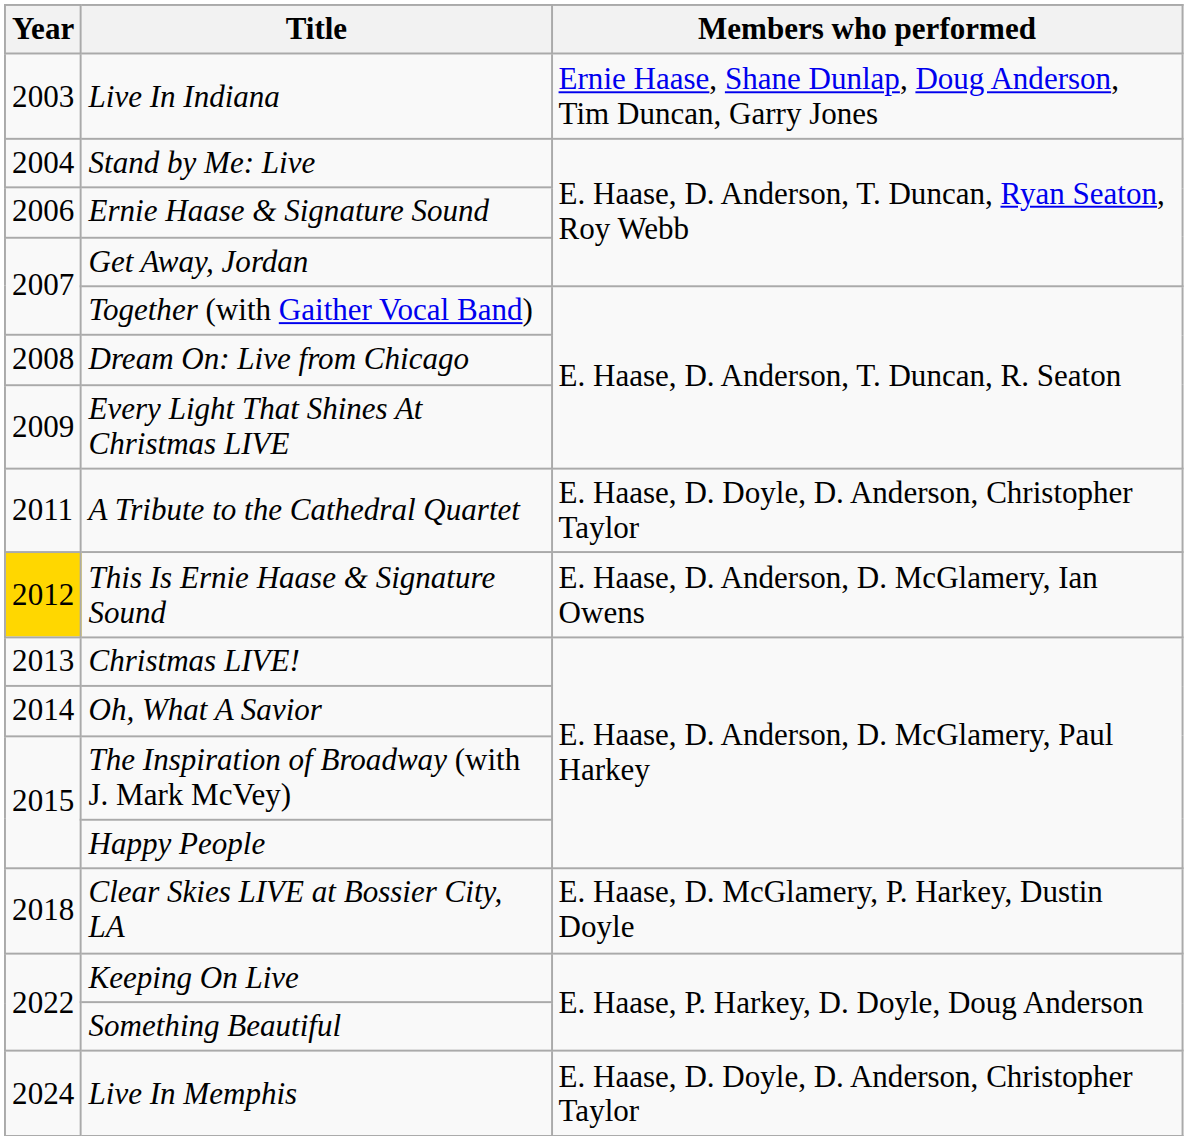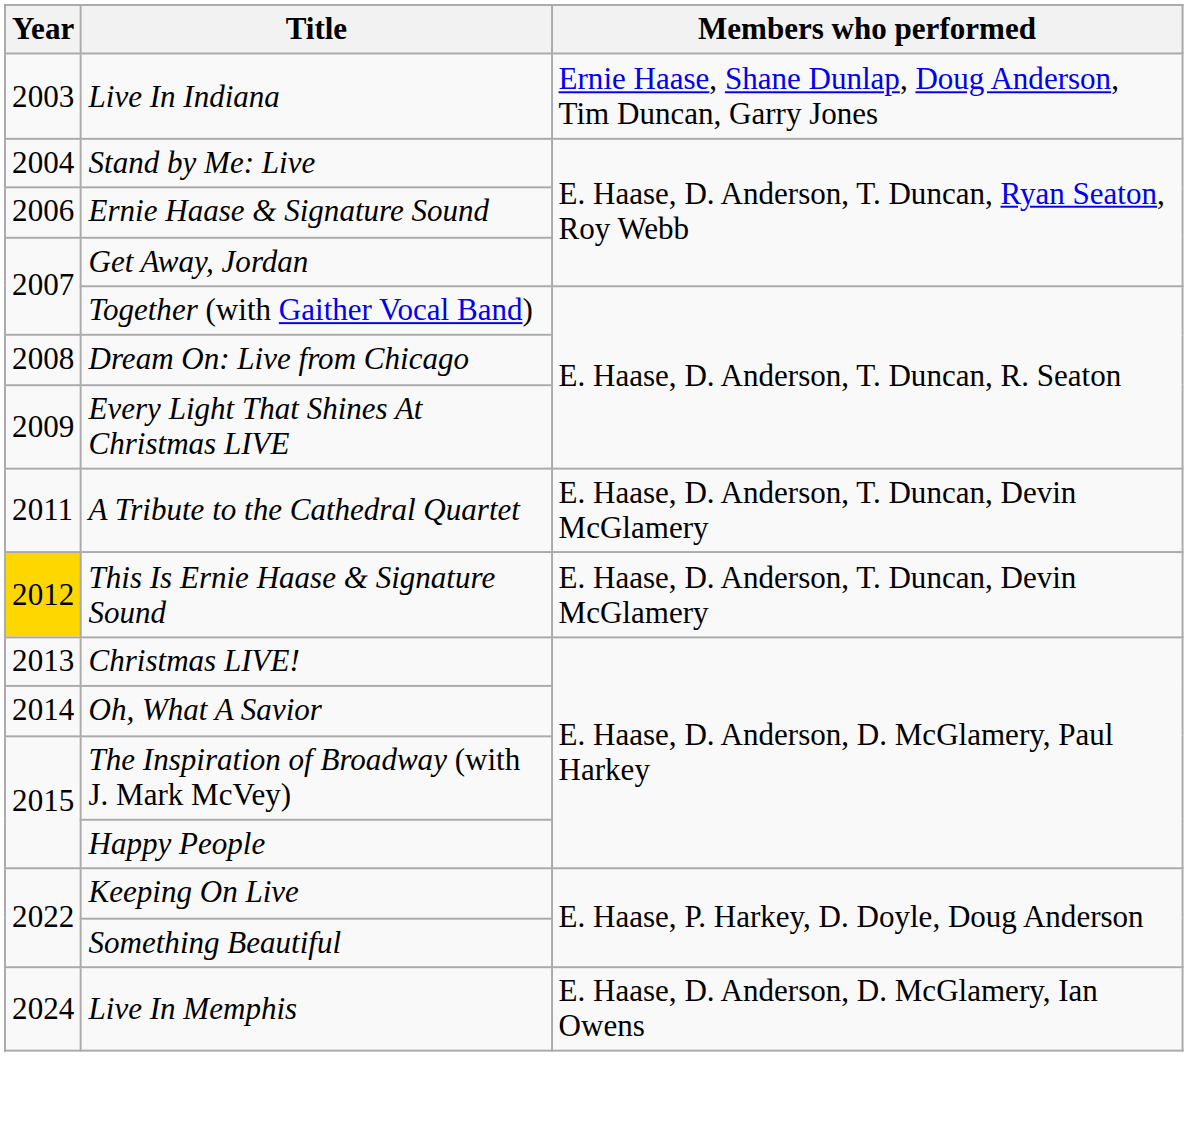(846, 510) E. Haase, D. Doyle, D. Anderson, Christopher Taylor -> (817, 510) E. Haase, D. Anderson, T. Duncan, Devin McGlamery
(828, 594) E. Haase, D. Anderson, D. McGlamery, Ian Owens -> (817, 594) E. Haase, D. Anderson, T. Duncan, Devin McGlamery
- row: (295, 910)
(846, 1092) E. Haase, D. Doyle, D. Anderson, Christopher Taylor -> (828, 1008) E. Haase, D. Anderson, D. McGlamery, Ian Owens
